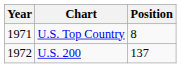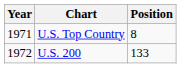(140, 53) 137 -> (140, 53) 133
